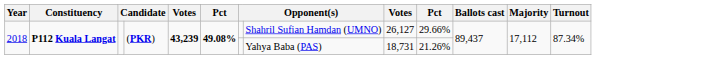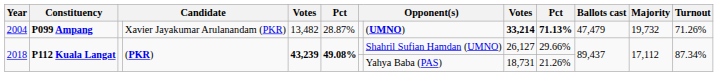+ row: (17, 29)
